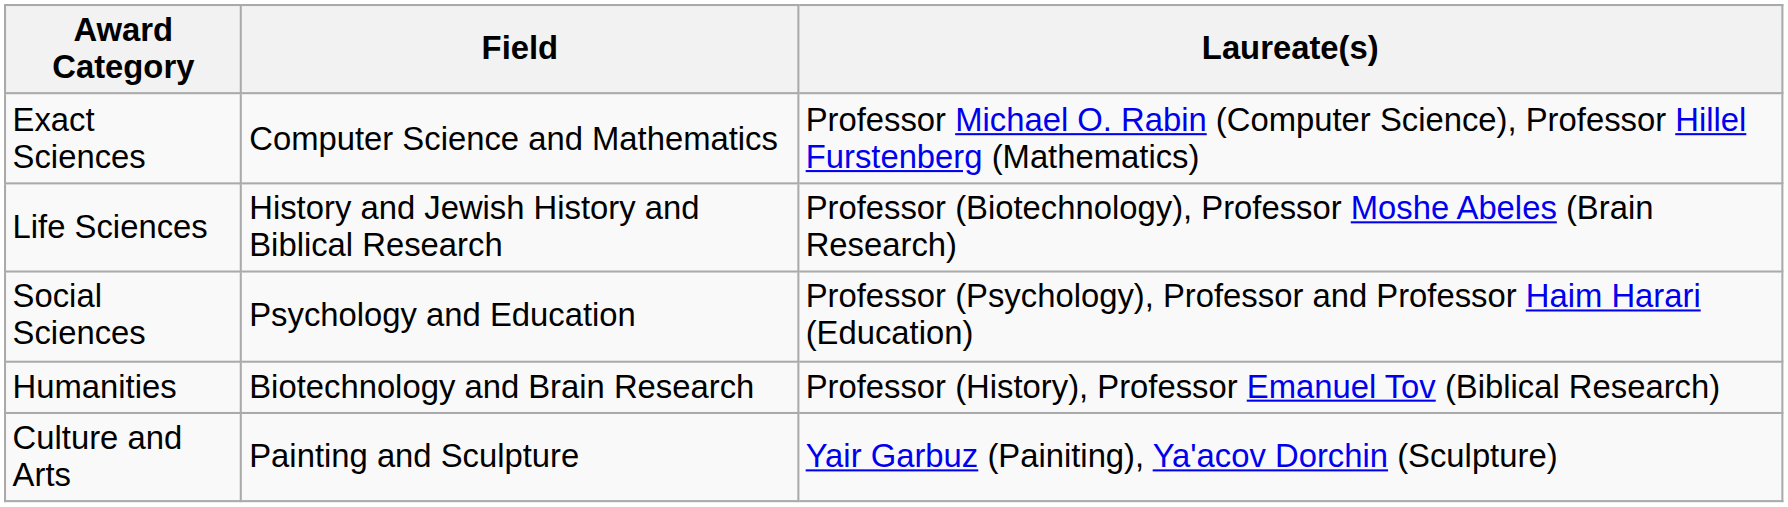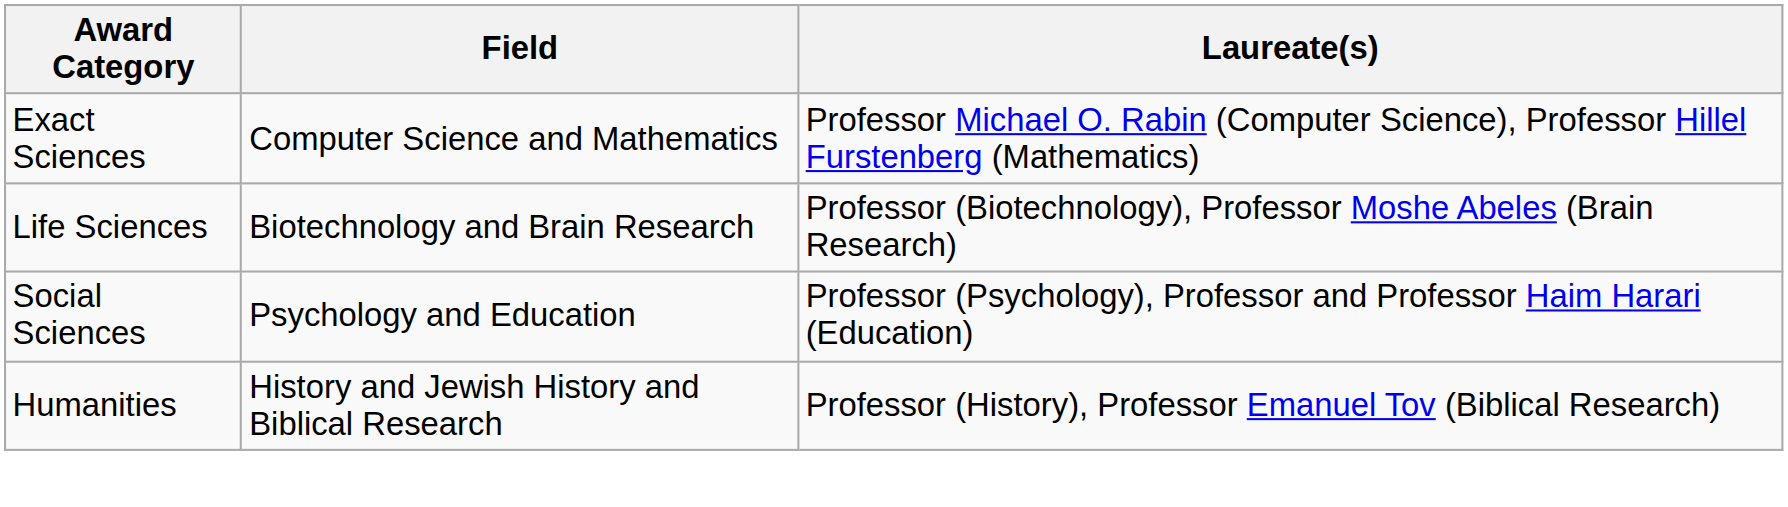(474, 226) History and Jewish History and Biblical Research -> (502, 226) Biotechnology and Brain Research
(502, 386) Biotechnology and Brain Research -> (474, 404) History and Jewish History and Biblical Research
- row: (97, 456)
